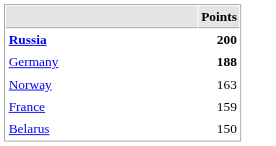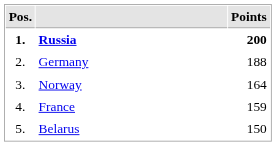+ column: (20, 16)
(227, 62) bold -> (257, 62) normal
(227, 84) 163 -> (257, 84) 164
